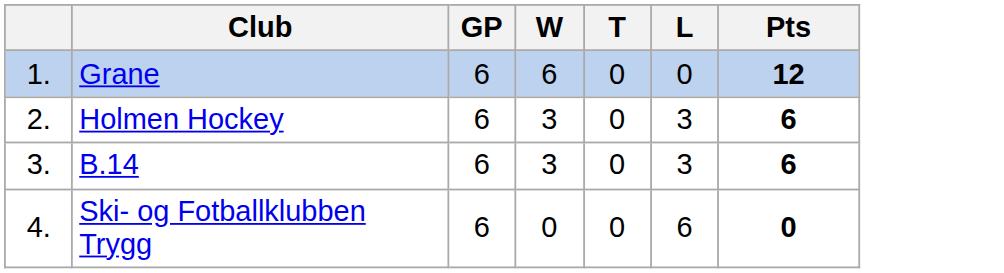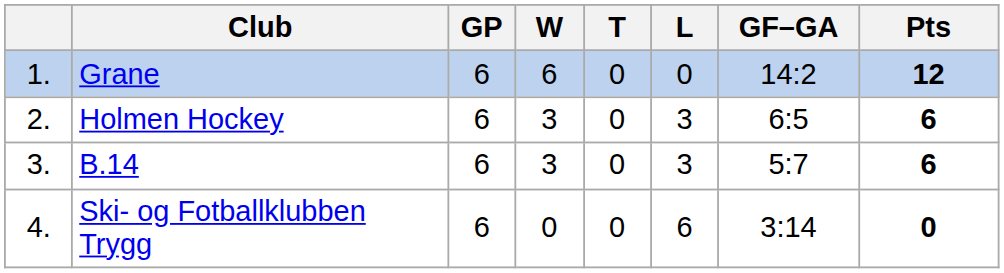+ column: (789, 27)
